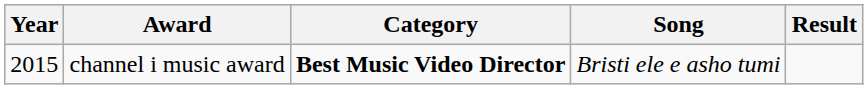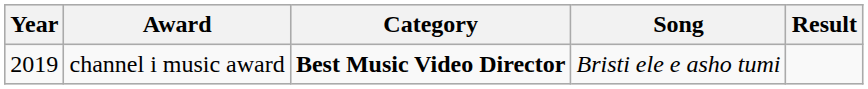(34, 64) 2015 -> (34, 64) 2019
